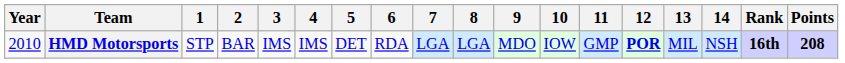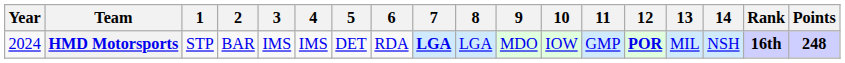(25, 44) 2010 -> (25, 44) 2024
(433, 44) normal -> (434, 44) bold
(812, 44) 208 -> (814, 44) 248
